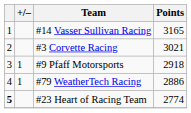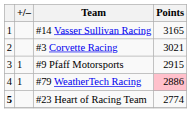(174, 65) 2918 -> (174, 65) 2915
(174, 82) no background -> (174, 82) pink background
